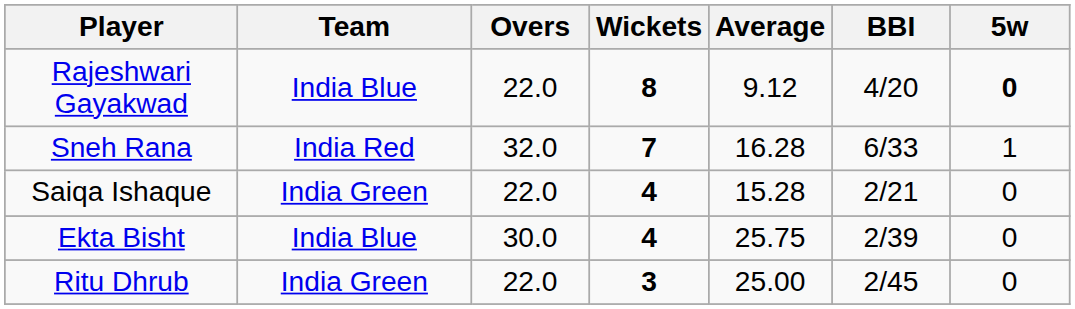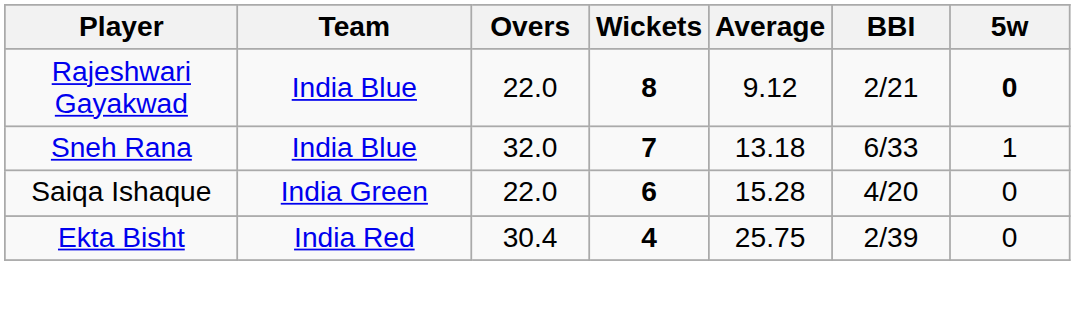(891, 87) 4/20 -> (891, 87) 2/21
(354, 147) India Red -> (354, 147) India Blue
(770, 147) 16.28 -> (770, 147) 13.18
(649, 192) 4 -> (649, 192) 6
(891, 192) 2/21 -> (891, 192) 4/20
(354, 237) India Blue -> (354, 237) India Red
(530, 237) 30.0 -> (530, 237) 30.4
- row: (121, 281)
